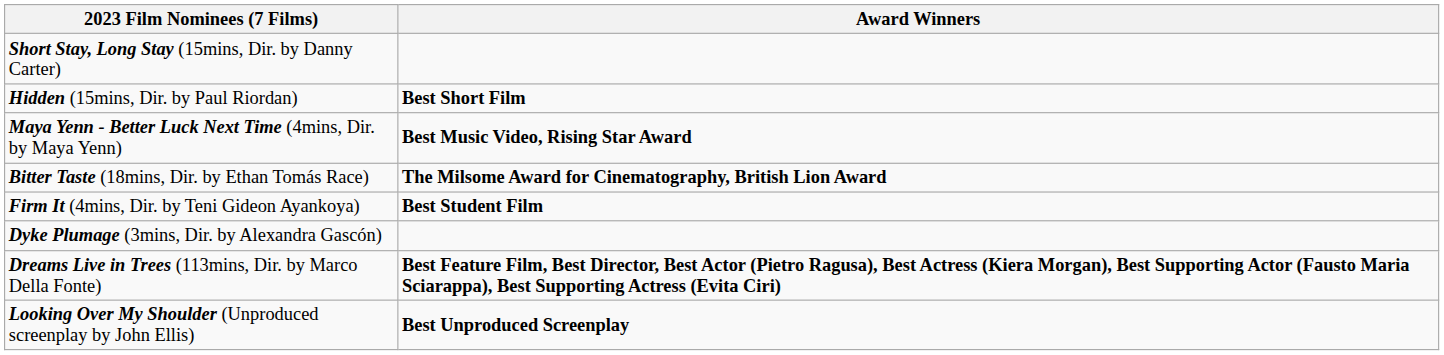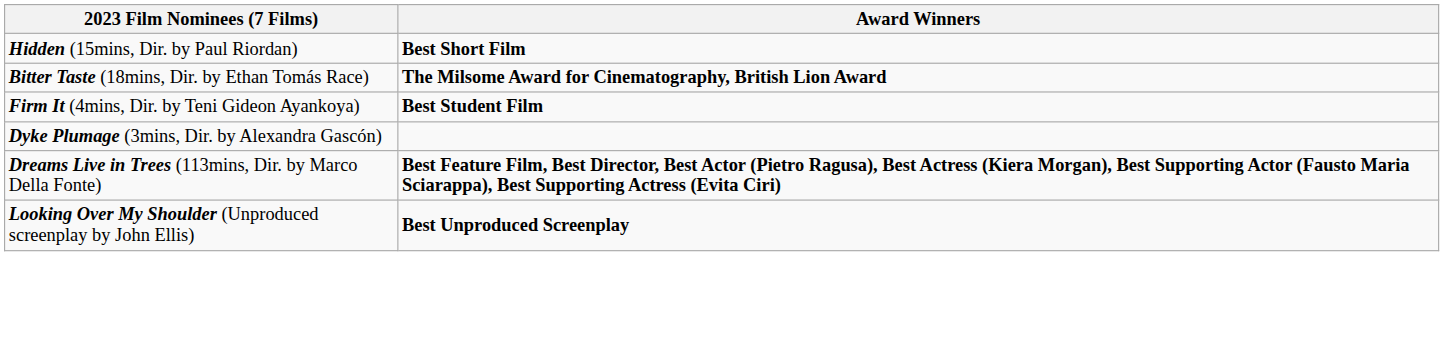- row: (181, 58)
- row: (192, 137)
